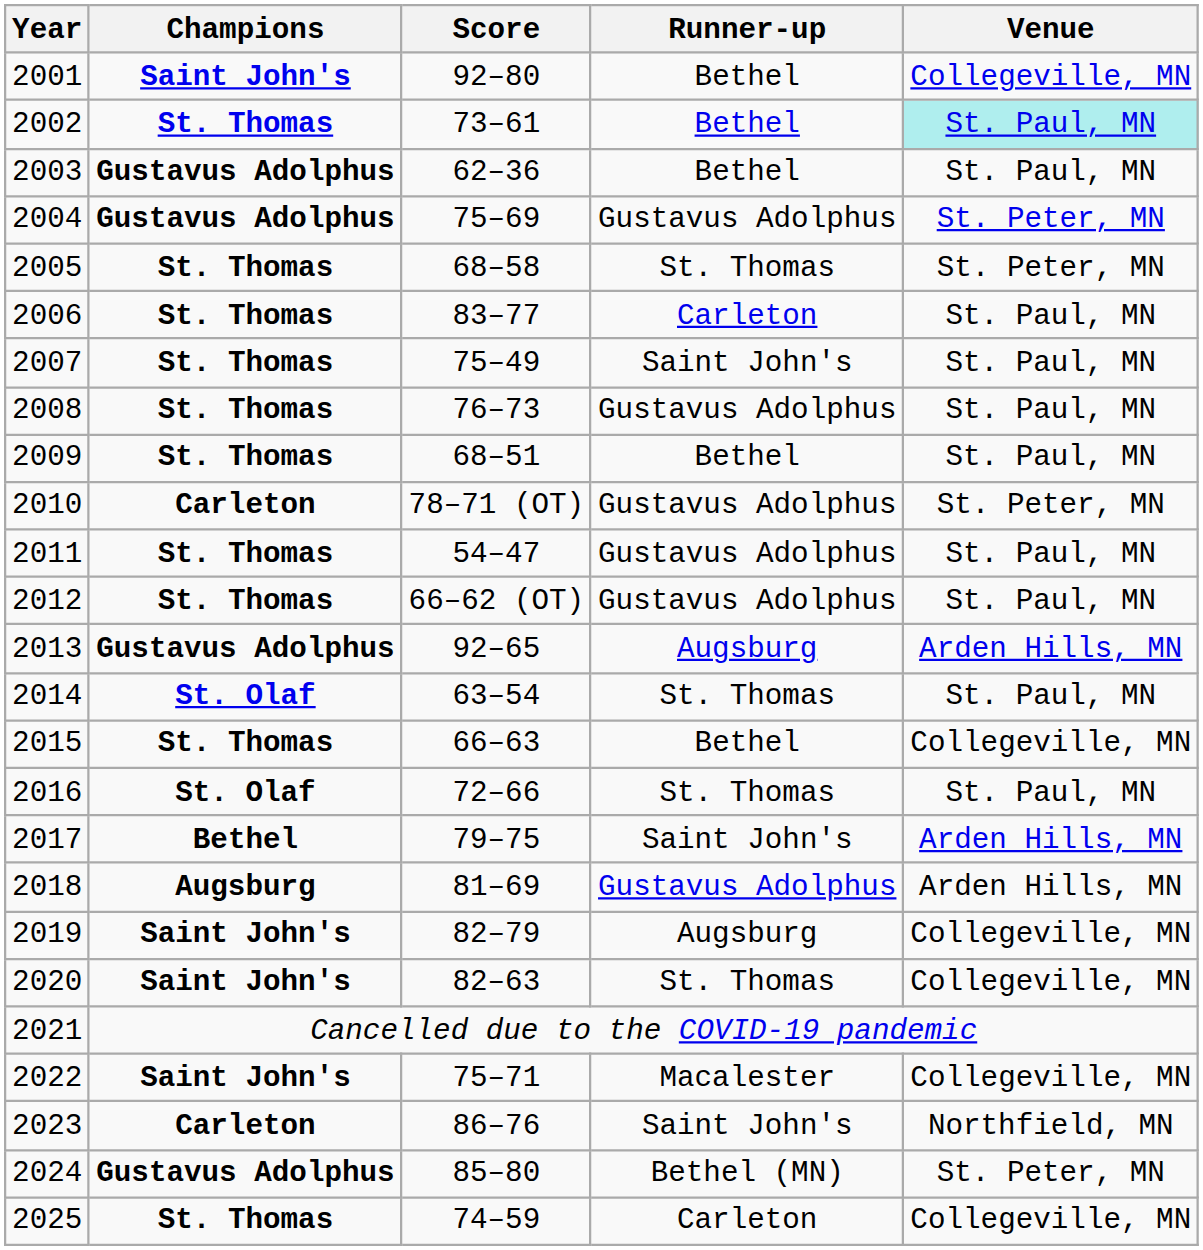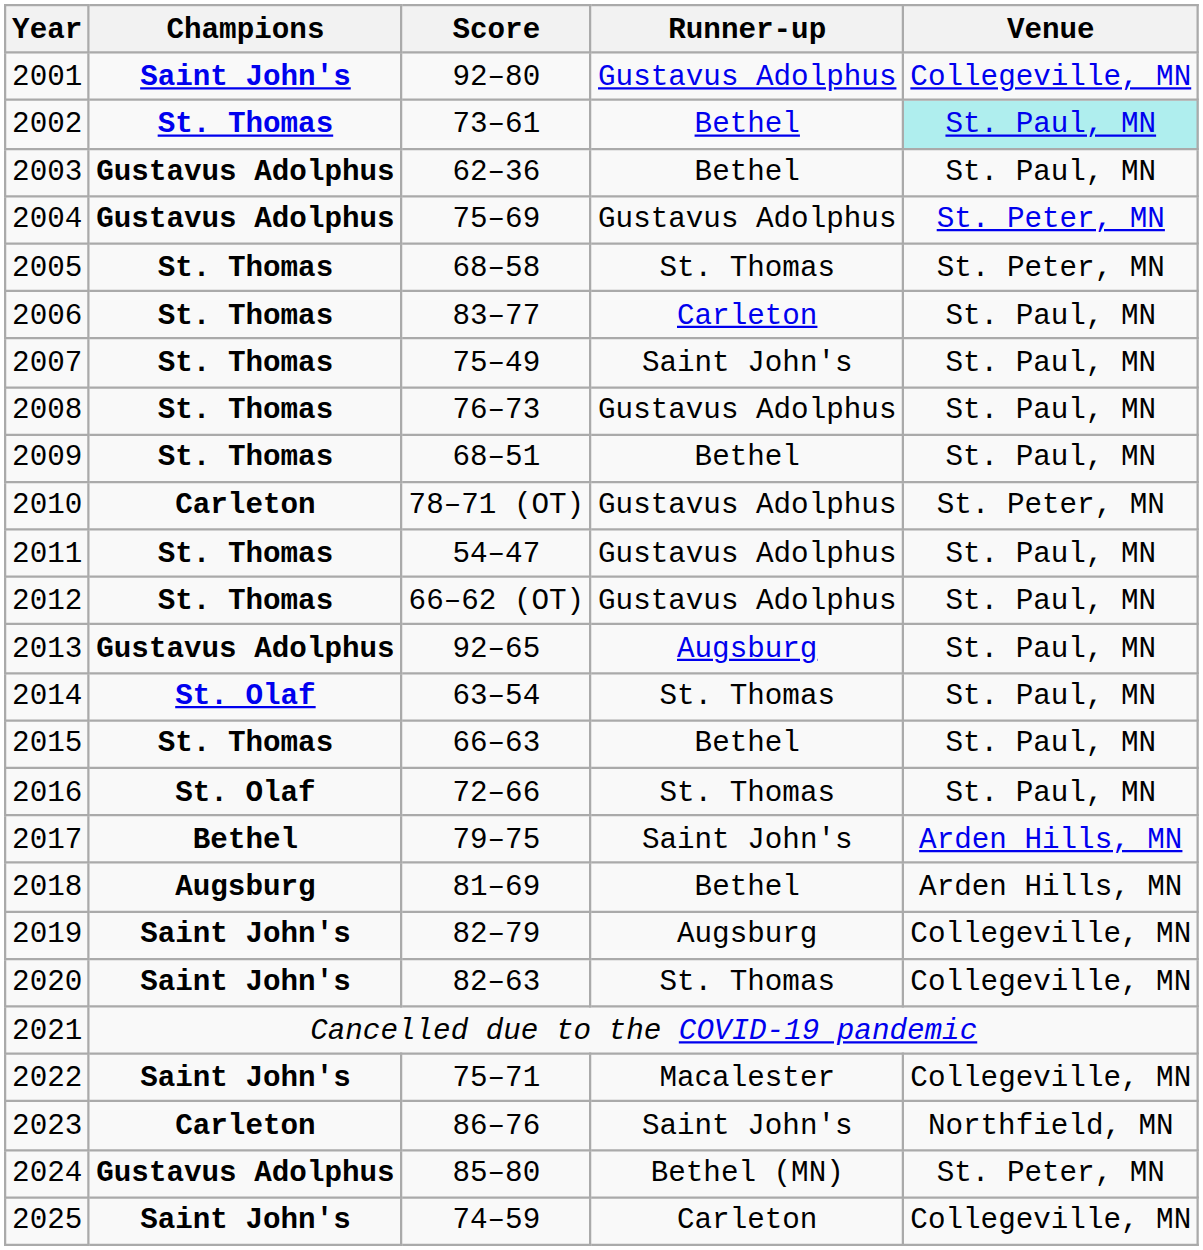(747, 77) Bethel -> (747, 77) Gustavus Adolphus
(1051, 649) Arden Hills, MN -> (1051, 649) St. Paul, MN
(1051, 744) Collegeville, MN -> (1051, 744) St. Paul, MN
(747, 887) Gustavus Adolphus -> (747, 887) Bethel
(245, 1221) St. Thomas -> (245, 1221) Saint John's
